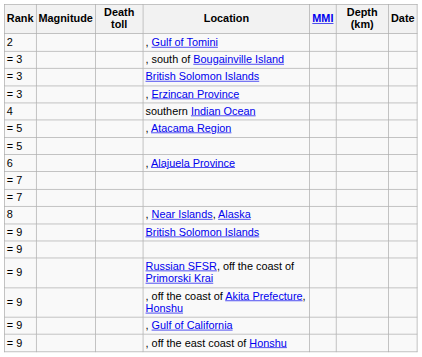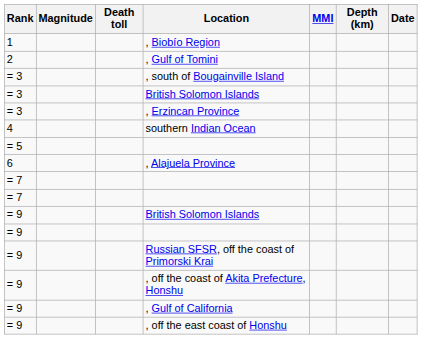+ row: (10, 42)
- row: (15, 128)
- row: (10, 215)
